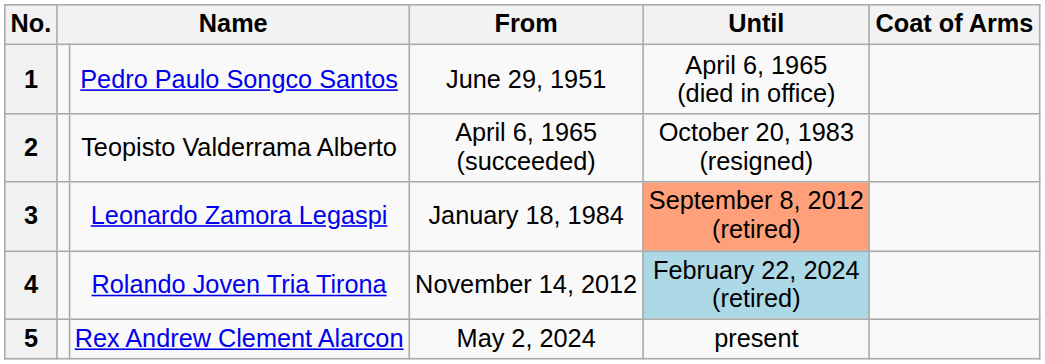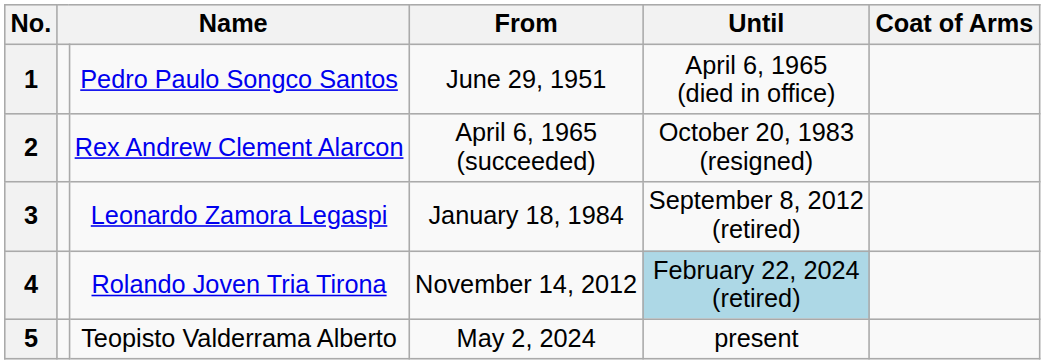(239, 147) Teopisto Valderrama Alberto -> (239, 147) Rex Andrew Clement Alarcon
(756, 215) lightsalmon background -> (756, 215) no background
(239, 338) Rex Andrew Clement Alarcon -> (239, 338) Teopisto Valderrama Alberto
